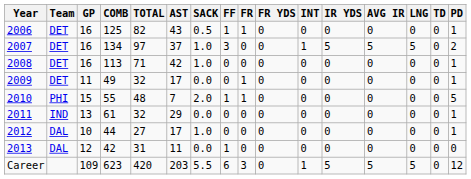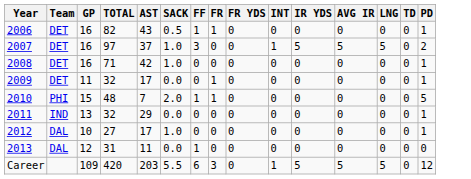- column: (116, 13)
